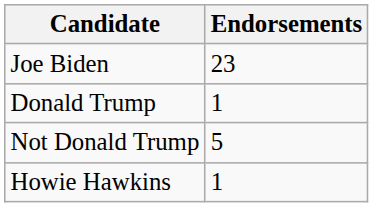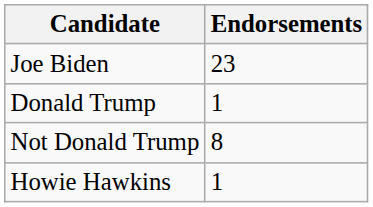(217, 142) 5 -> (217, 142) 8
